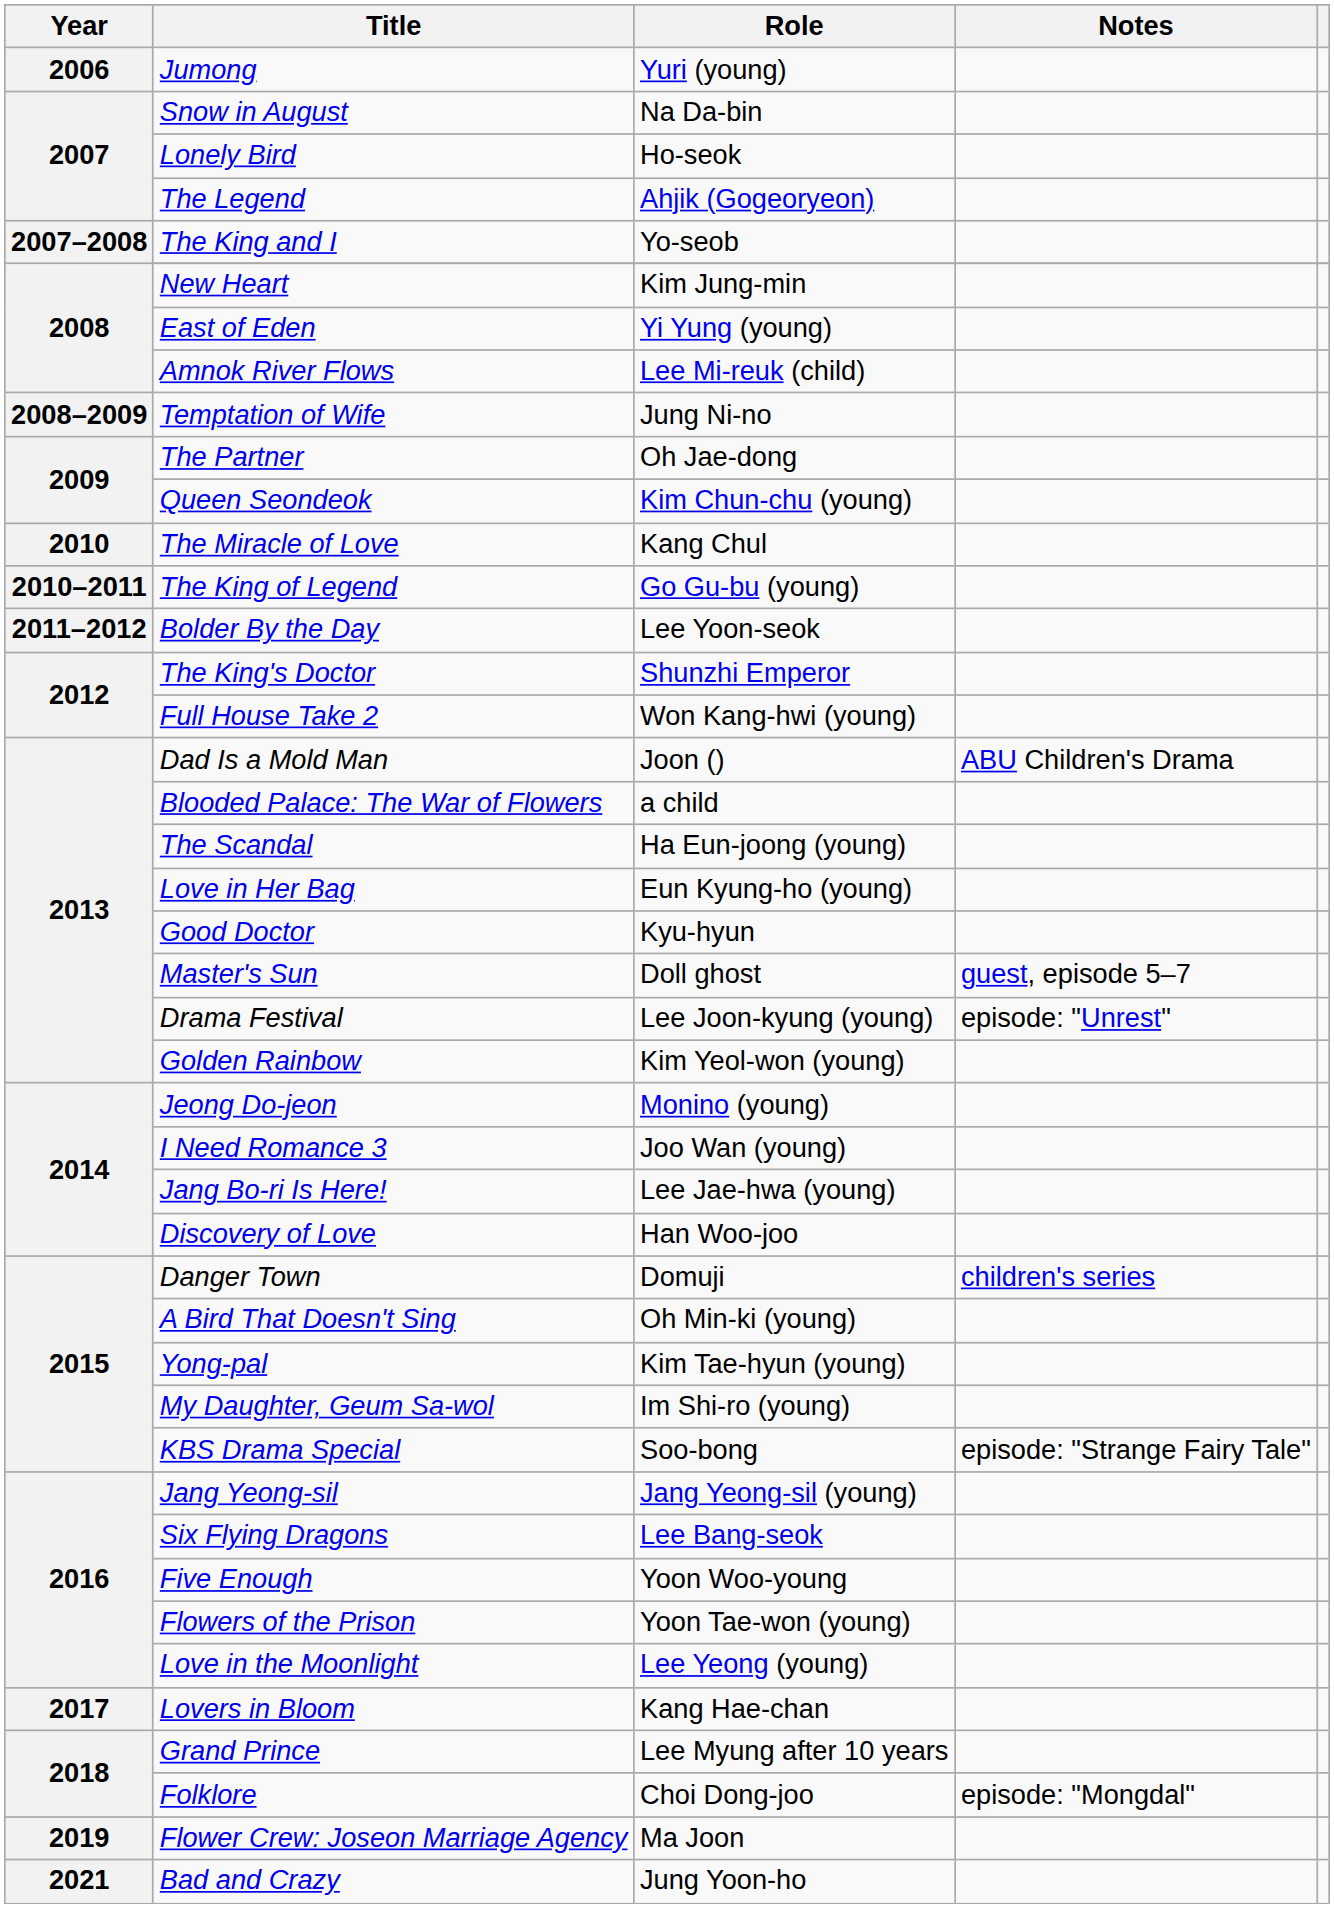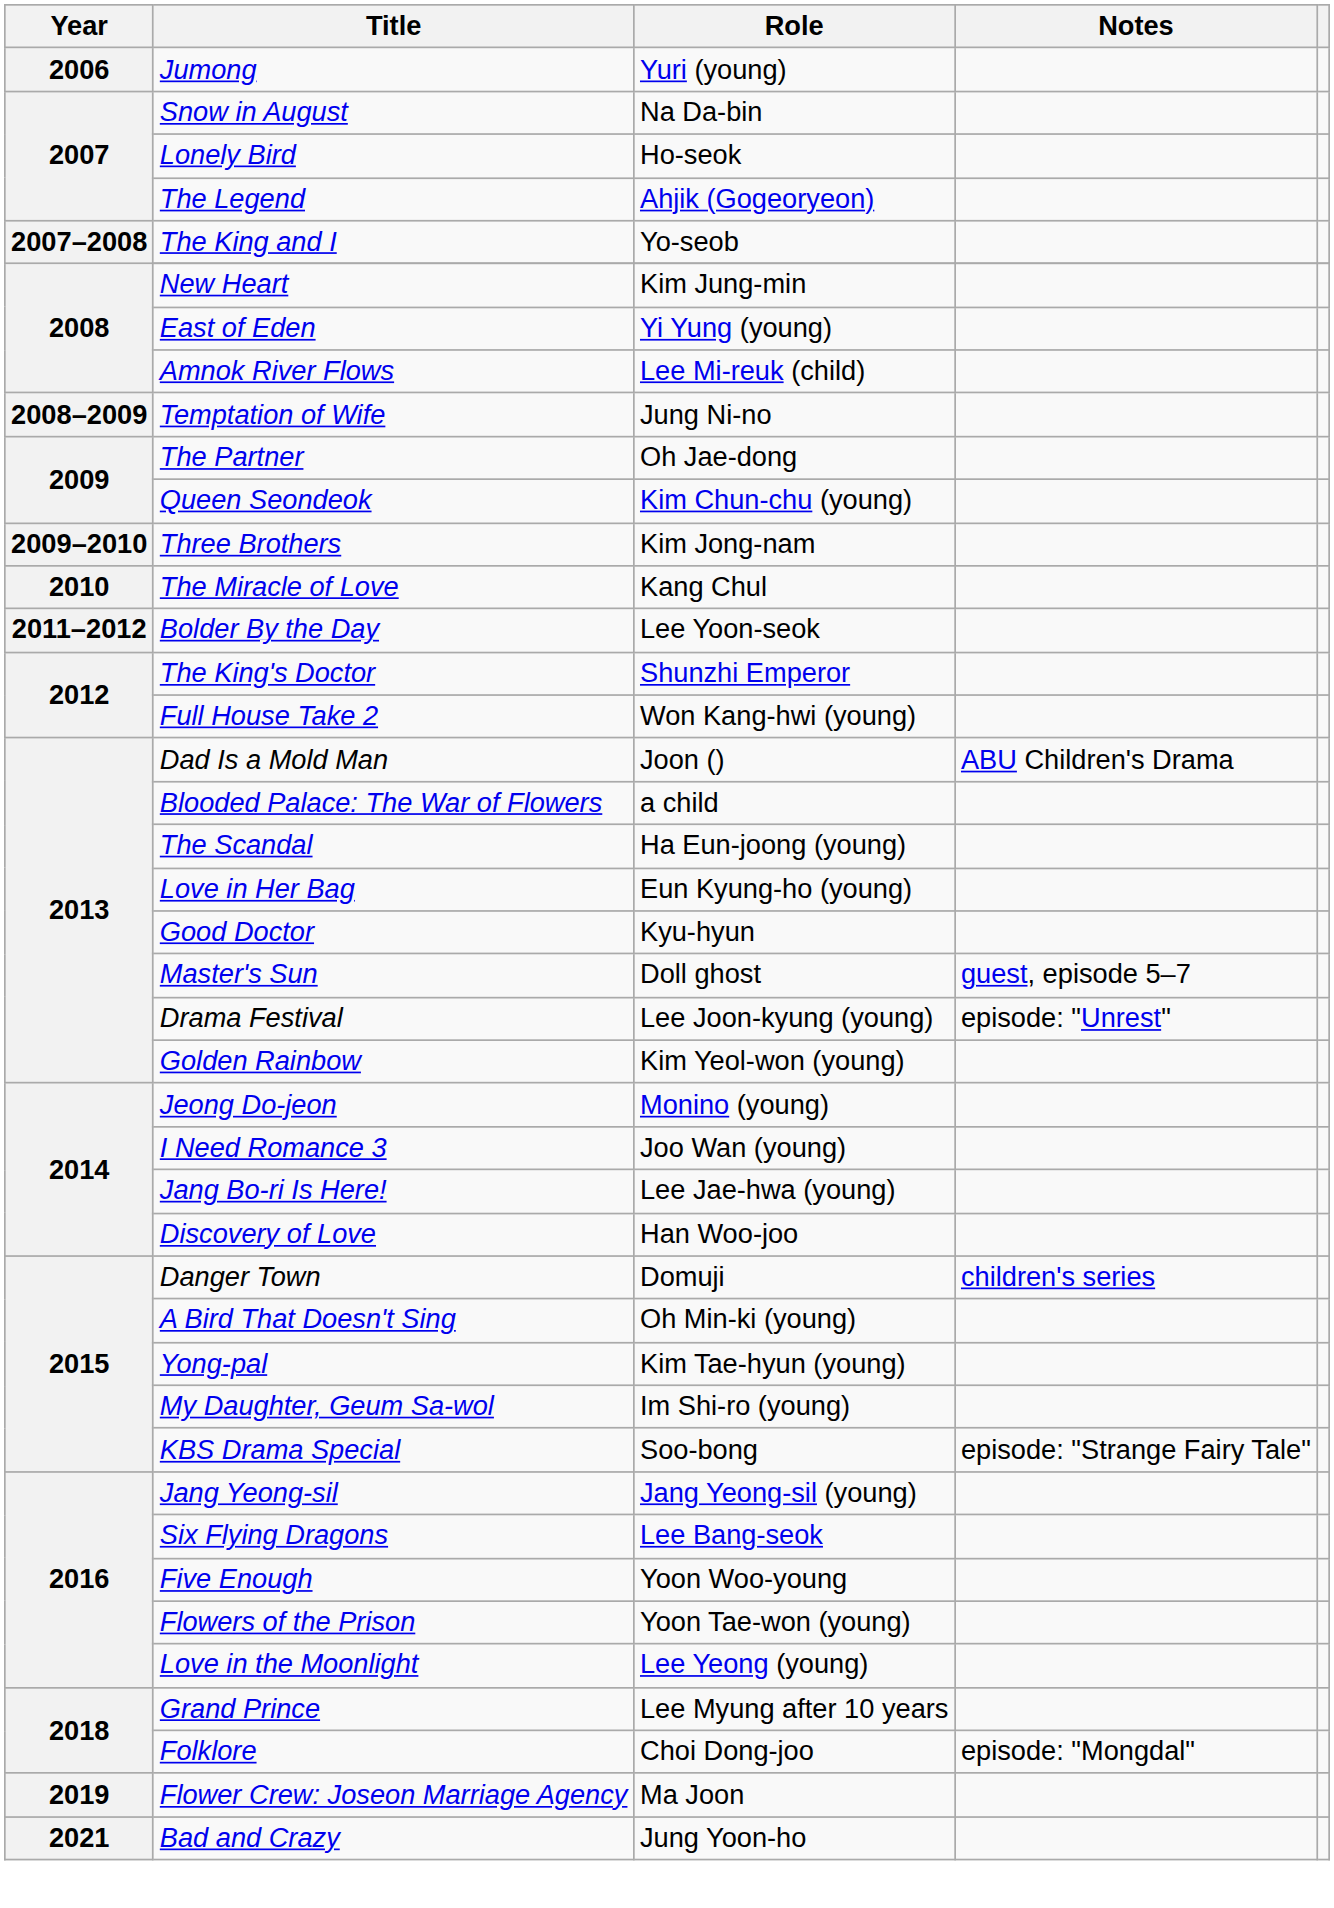+ row: (251, 543)
- row: (279, 586)
- row: (257, 1708)
